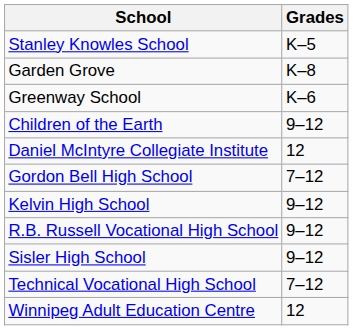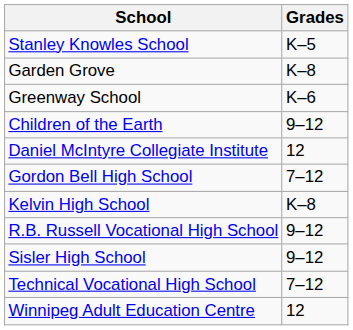(305, 204) 9–12 -> (301, 204) K–8
